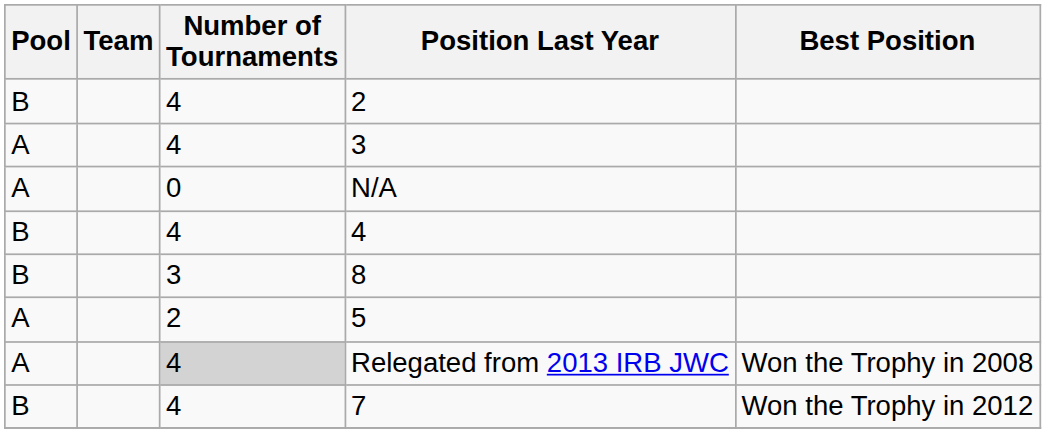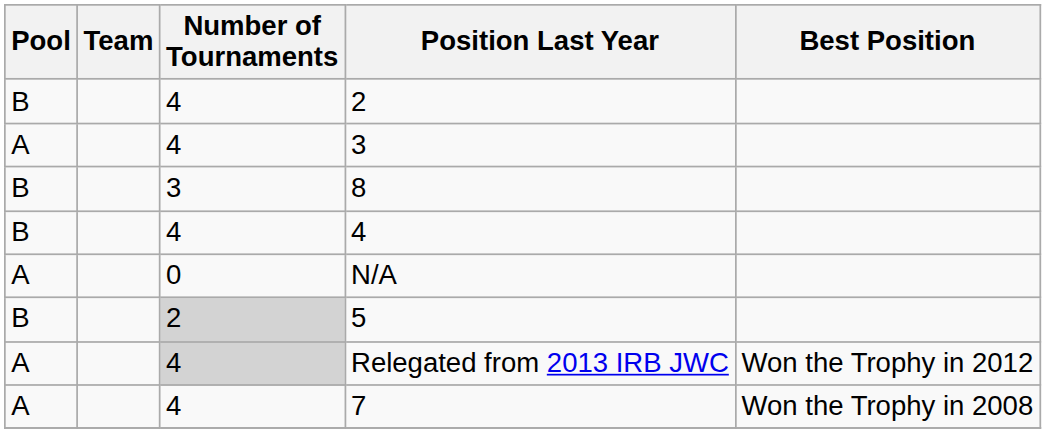rows swapped: (374, 188) <-> (359, 275)
(20, 319) A -> (20, 319) B
(174, 319) no background -> (174, 319) lightgrey background
(887, 362) Won the Trophy in 2008 -> (887, 362) Won the Trophy in 2012
(20, 406) B -> (20, 406) A
(887, 406) Won the Trophy in 2012 -> (887, 406) Won the Trophy in 2008
